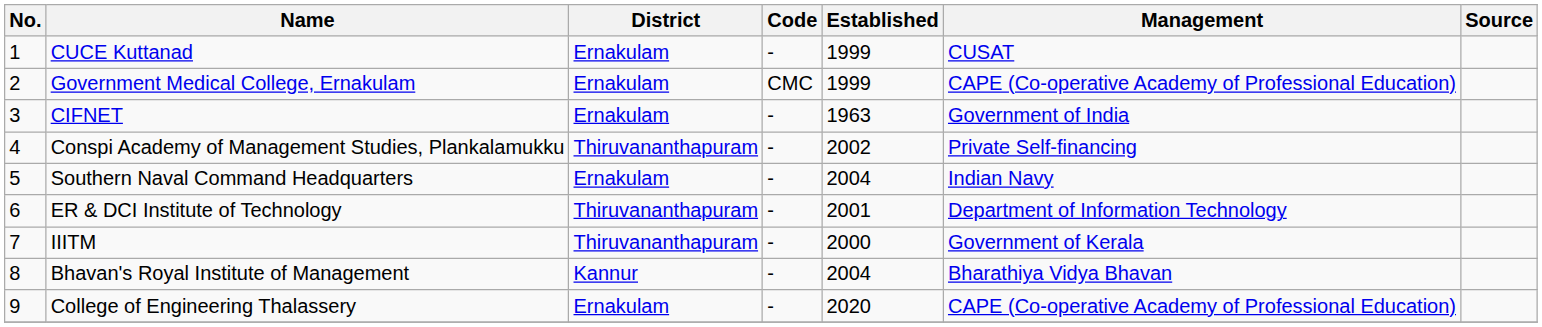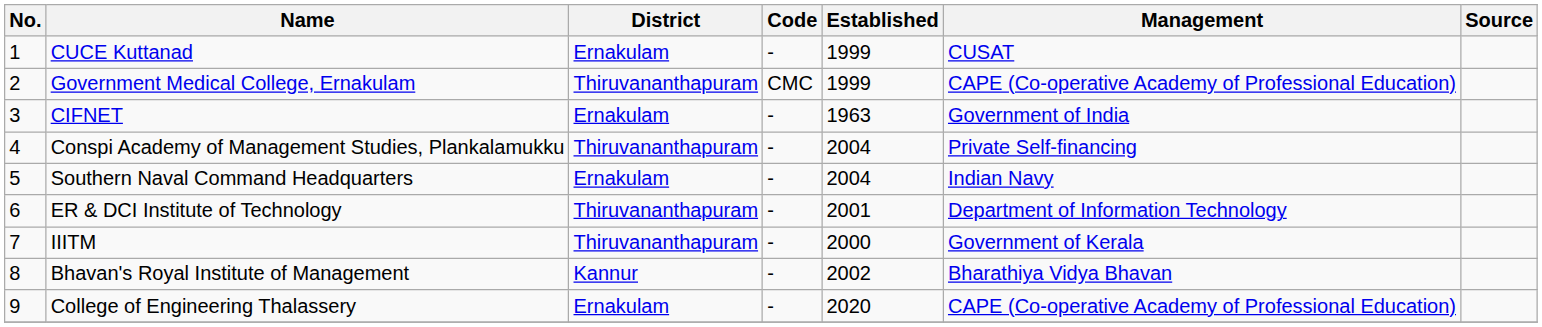(621, 83) Ernakulam -> (666, 83) Thiruvananthapuram
(849, 147) 2002 -> (849, 147) 2004
(849, 274) 2004 -> (849, 274) 2002
